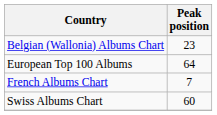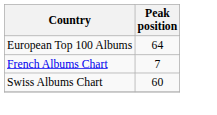- row: (86, 45)
